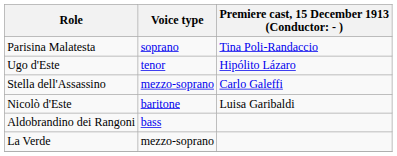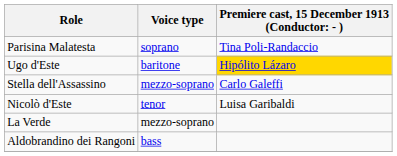(153, 65) tenor -> (160, 65) baritone
(258, 65) no background -> (258, 65) gold background
(160, 103) baritone -> (153, 103) tenor
rows swapped: (71, 122) <-> (29, 141)
